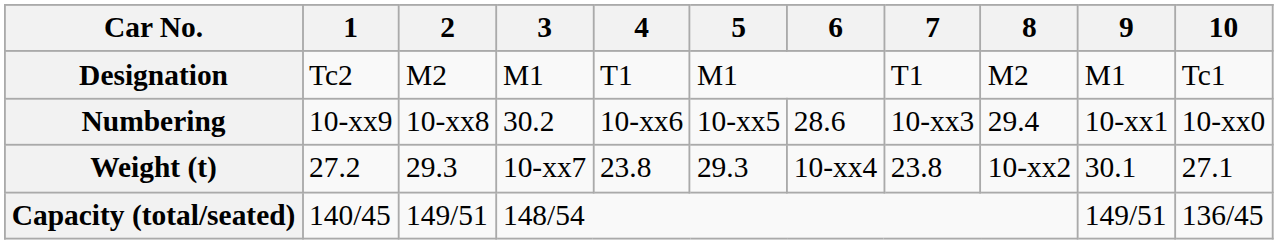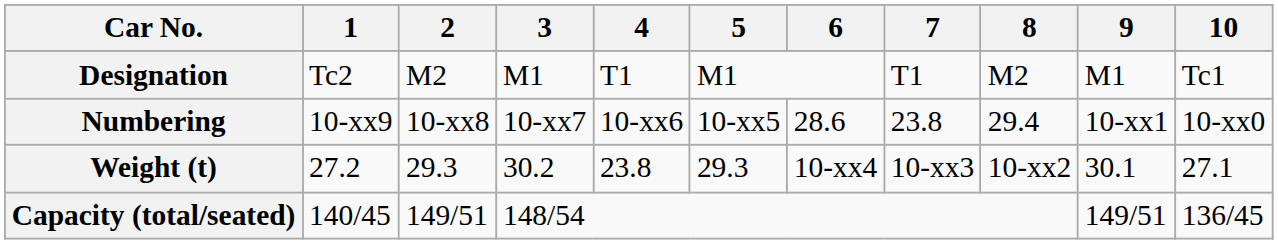(529, 121) 30.2 -> (545, 121) 10-xx7
(933, 121) 10-xx3 -> (917, 121) 23.8
(545, 167) 10-xx7 -> (529, 167) 30.2
(917, 167) 23.8 -> (933, 167) 10-xx3
